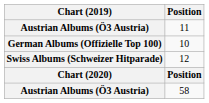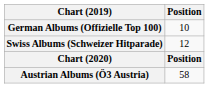- row: (184, 28)
